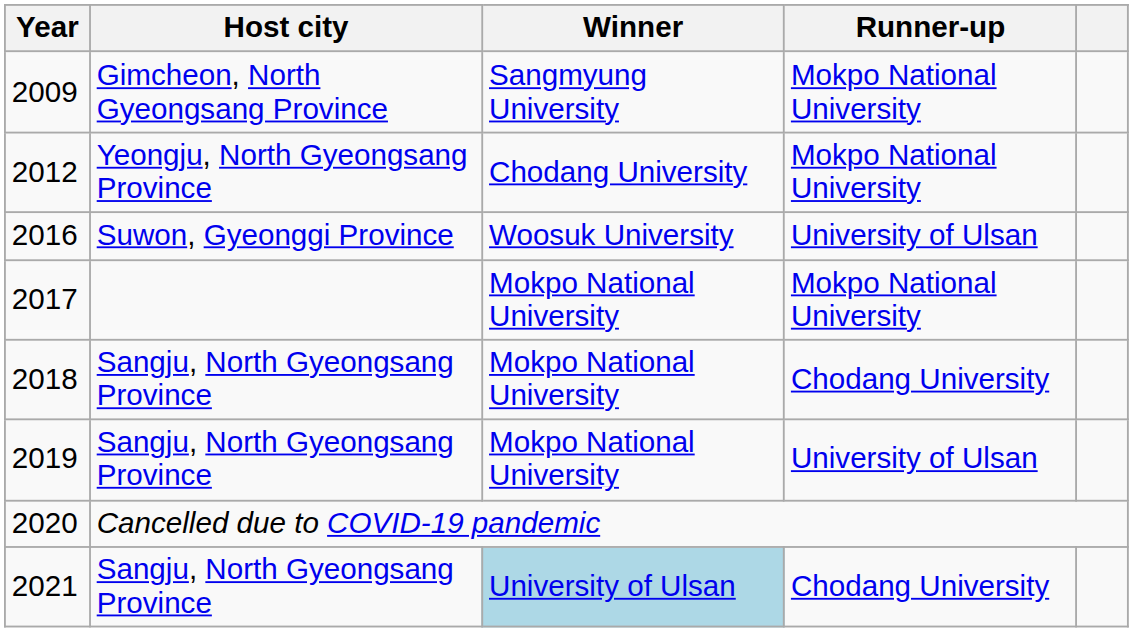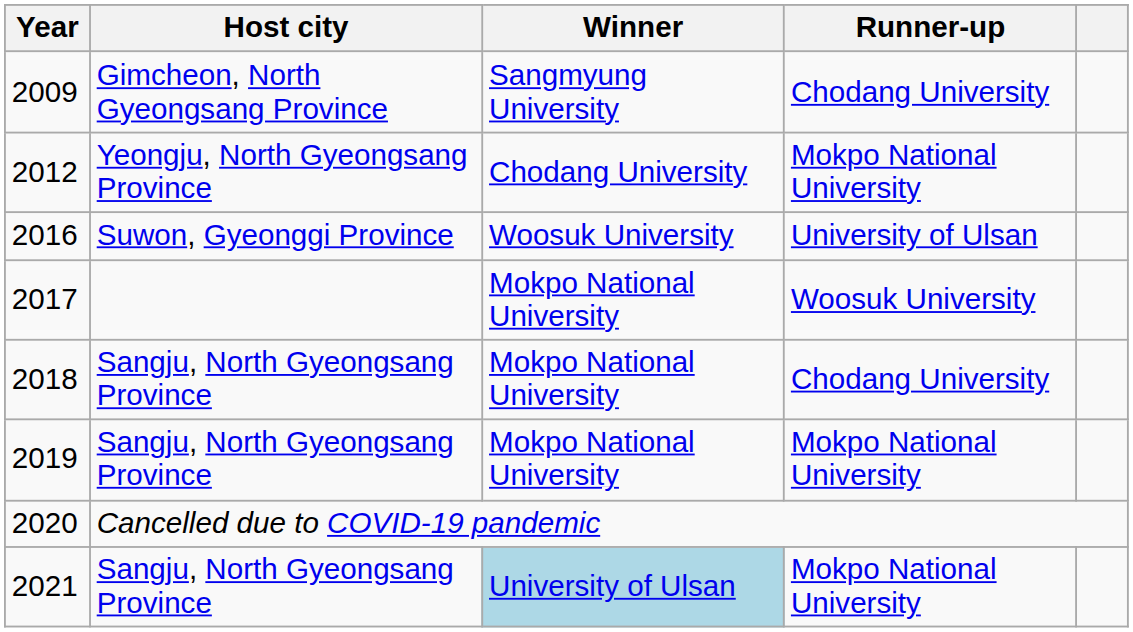(894, 91) Mokpo National University -> (920, 91) Chodang University
(894, 298) Mokpo National University -> (913, 298) Woosuk University
(914, 459) University of Ulsan -> (894, 459) Mokpo National University
(920, 586) Chodang University -> (894, 586) Mokpo National University
